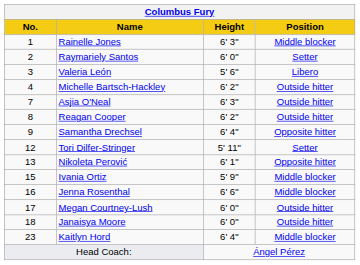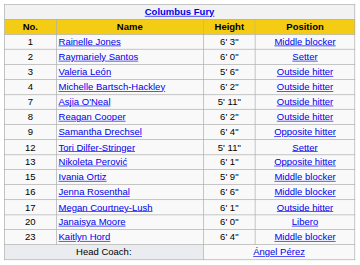(305, 72) Libero -> (305, 72) Outside hitter
(229, 102) 6' 3" -> (229, 102) 5' 11"
(229, 207) 6' 0" -> (229, 207) 6' 1"
(30, 222) 18 -> (30, 222) 20
(305, 222) Outside hitter -> (305, 222) Libero
